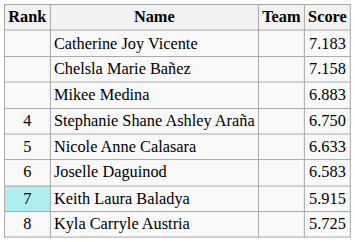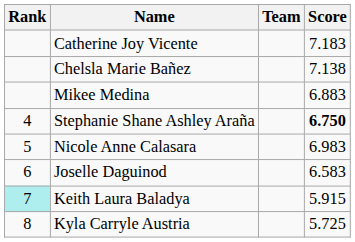(327, 69) 7.158 -> (327, 69) 7.138
(327, 120) normal -> (327, 120) bold
(327, 146) 6.633 -> (327, 146) 6.983
